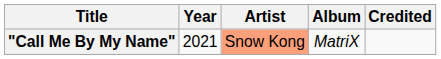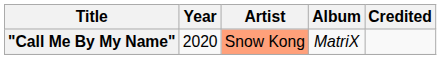(200, 41) 2021 -> (200, 41) 2020
